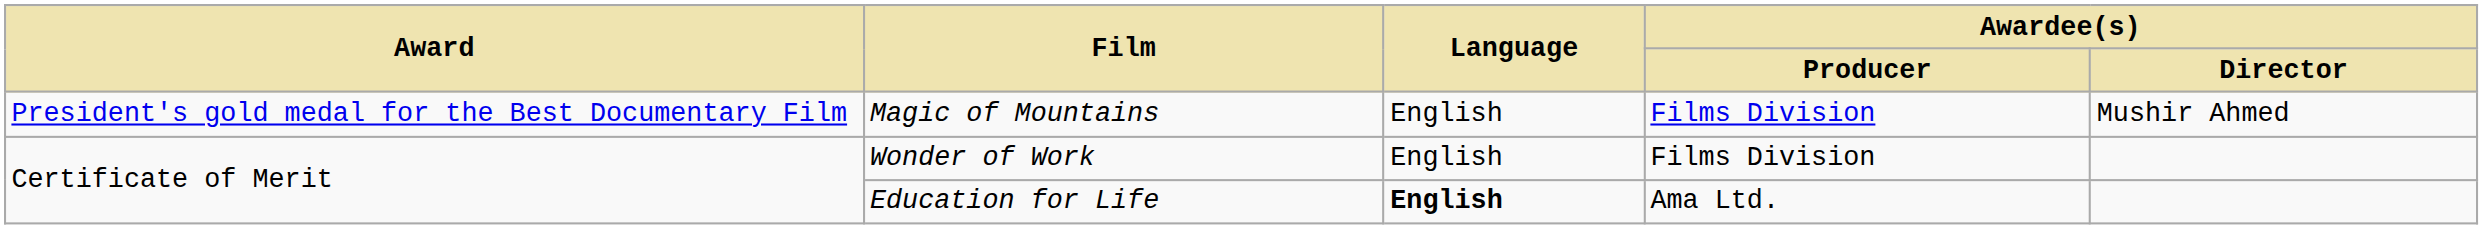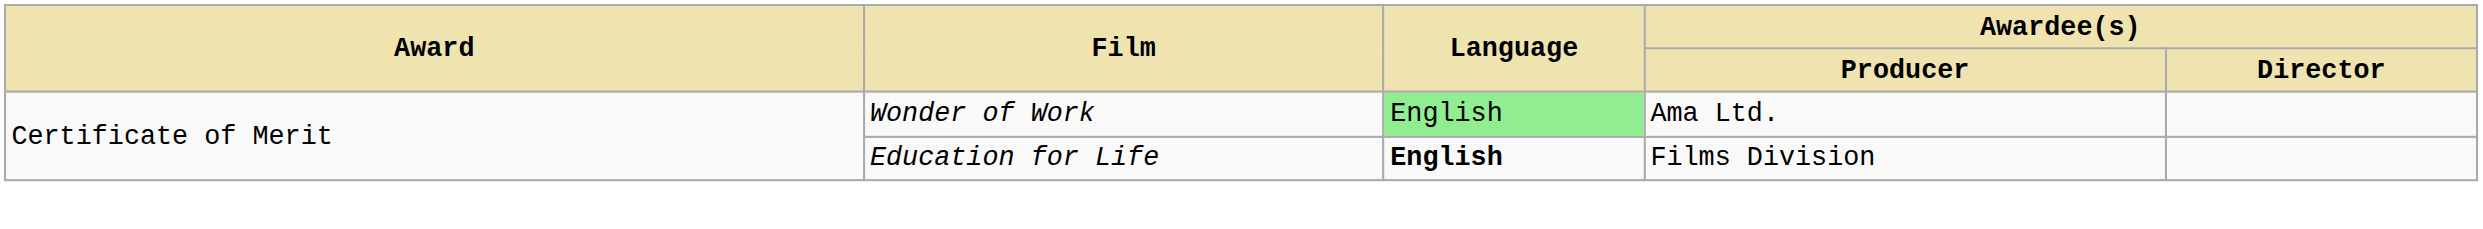- row: (1015, 114)
(1446, 158) no background -> (1446, 114) lightgreen background
(1763, 158) Films Division -> (1715, 114) Ama Ltd.
(1715, 201) Ama Ltd. -> (1763, 158) Films Division
